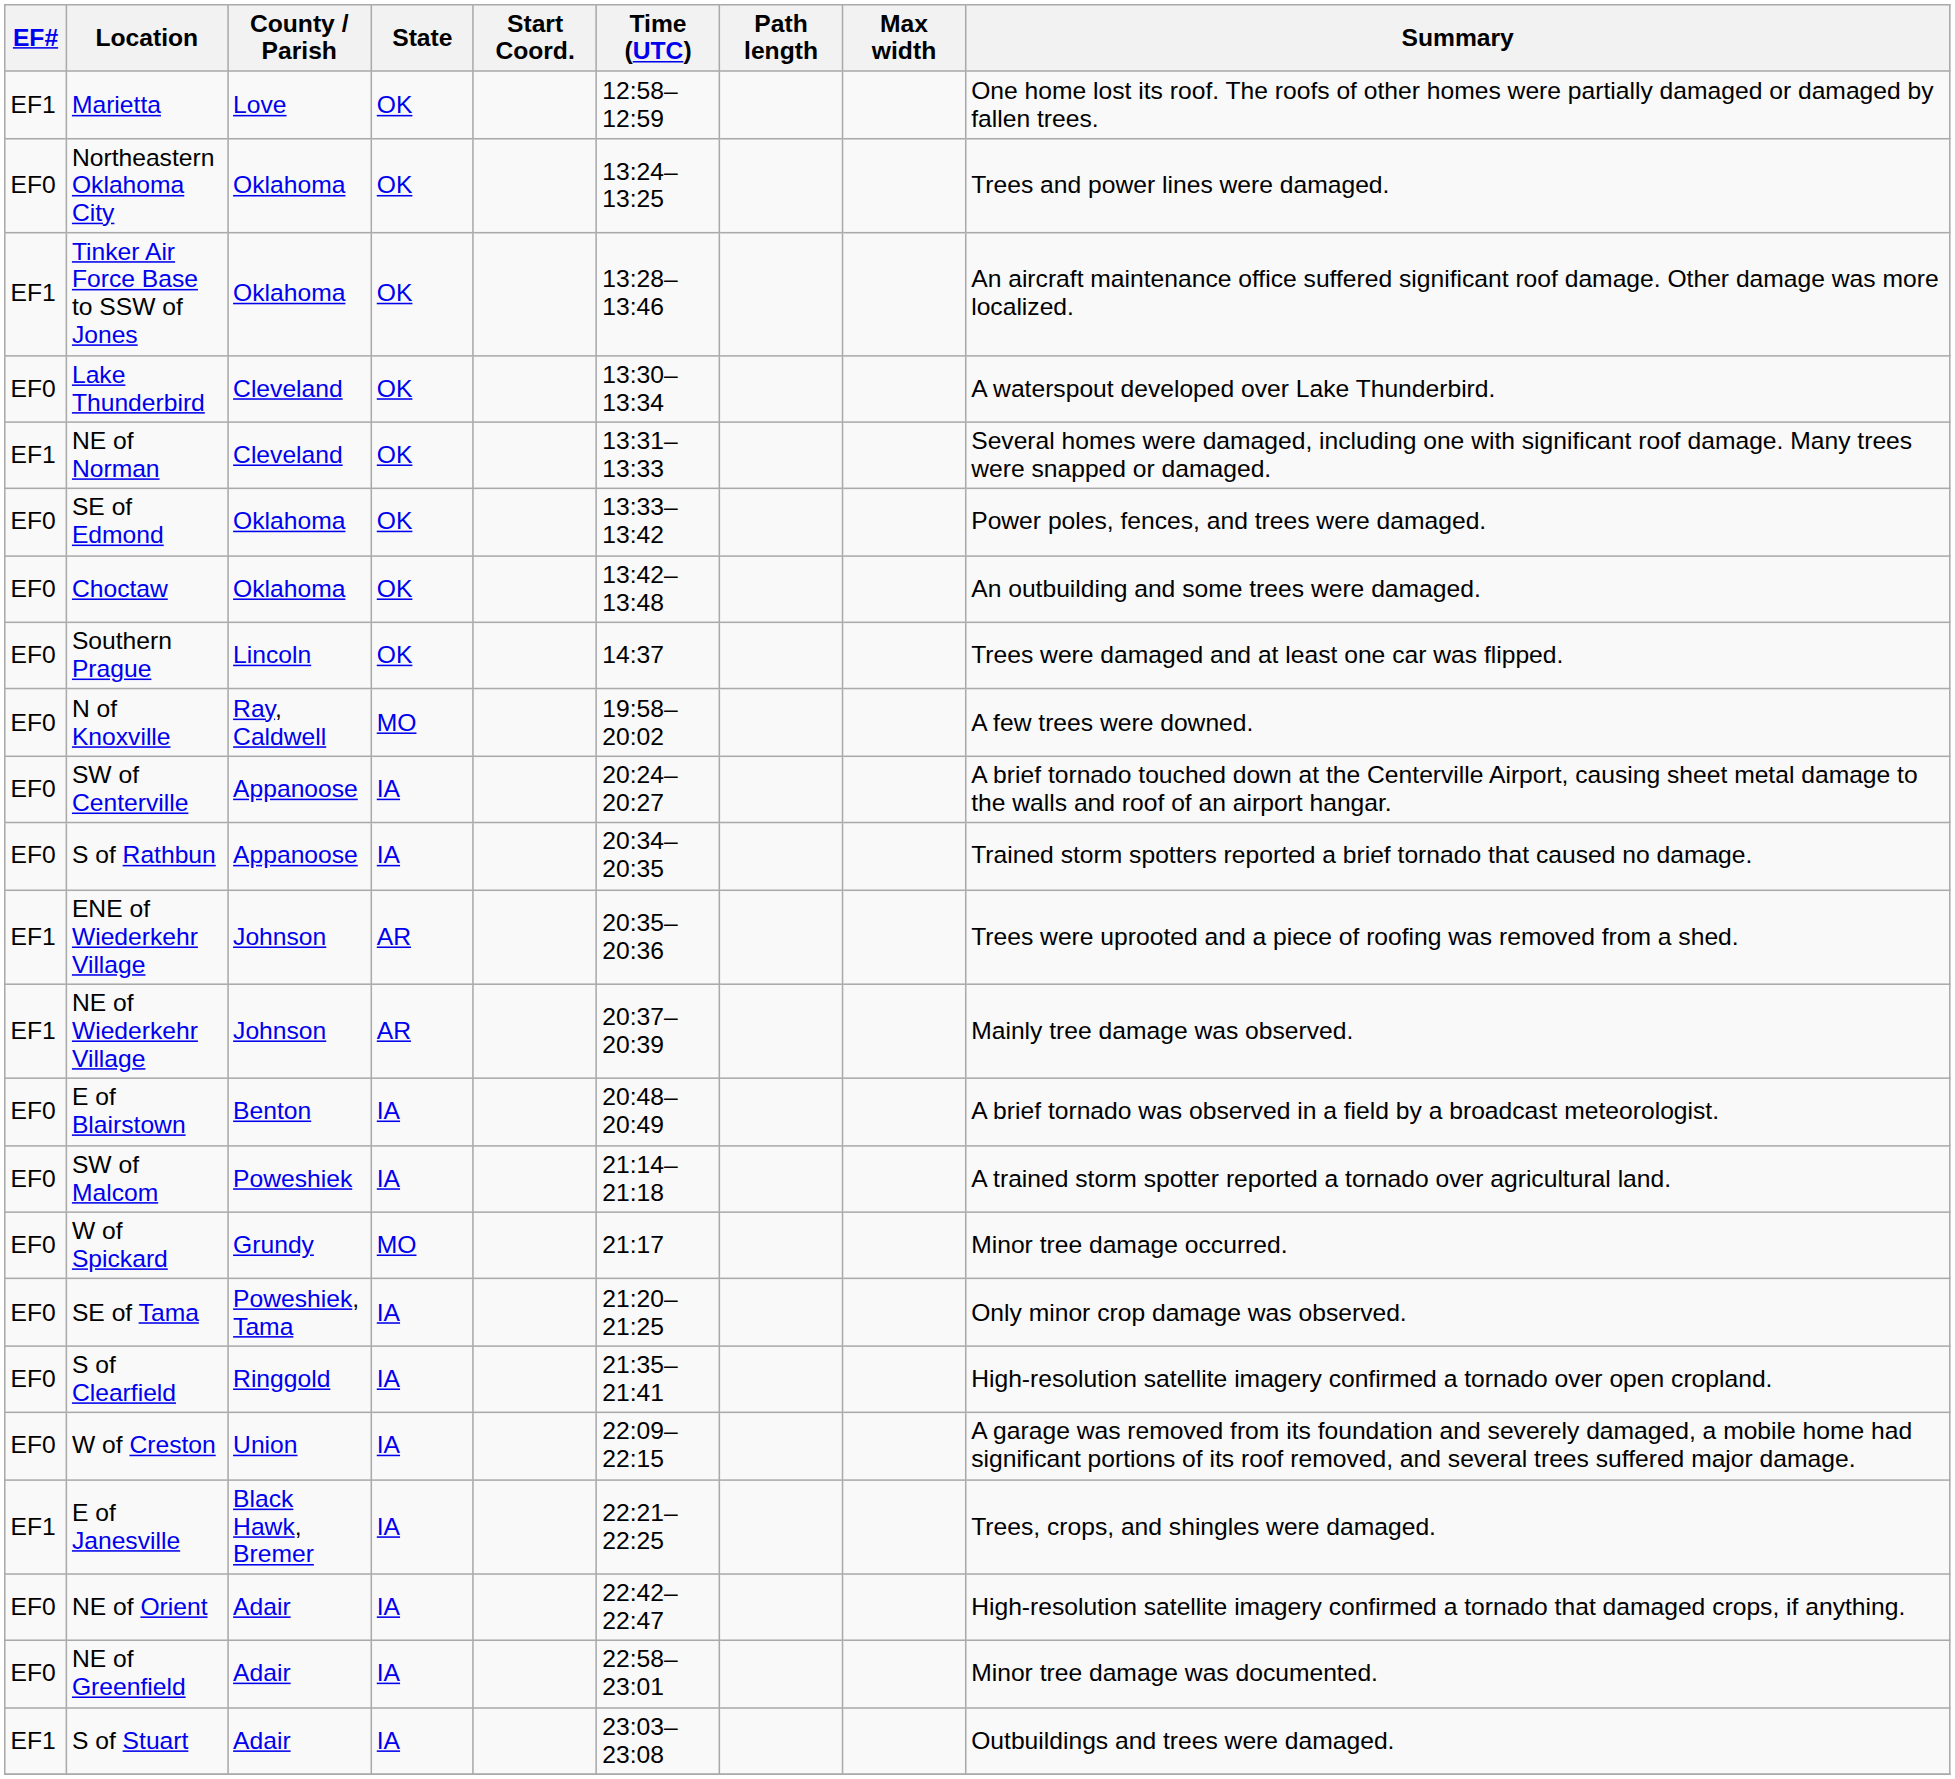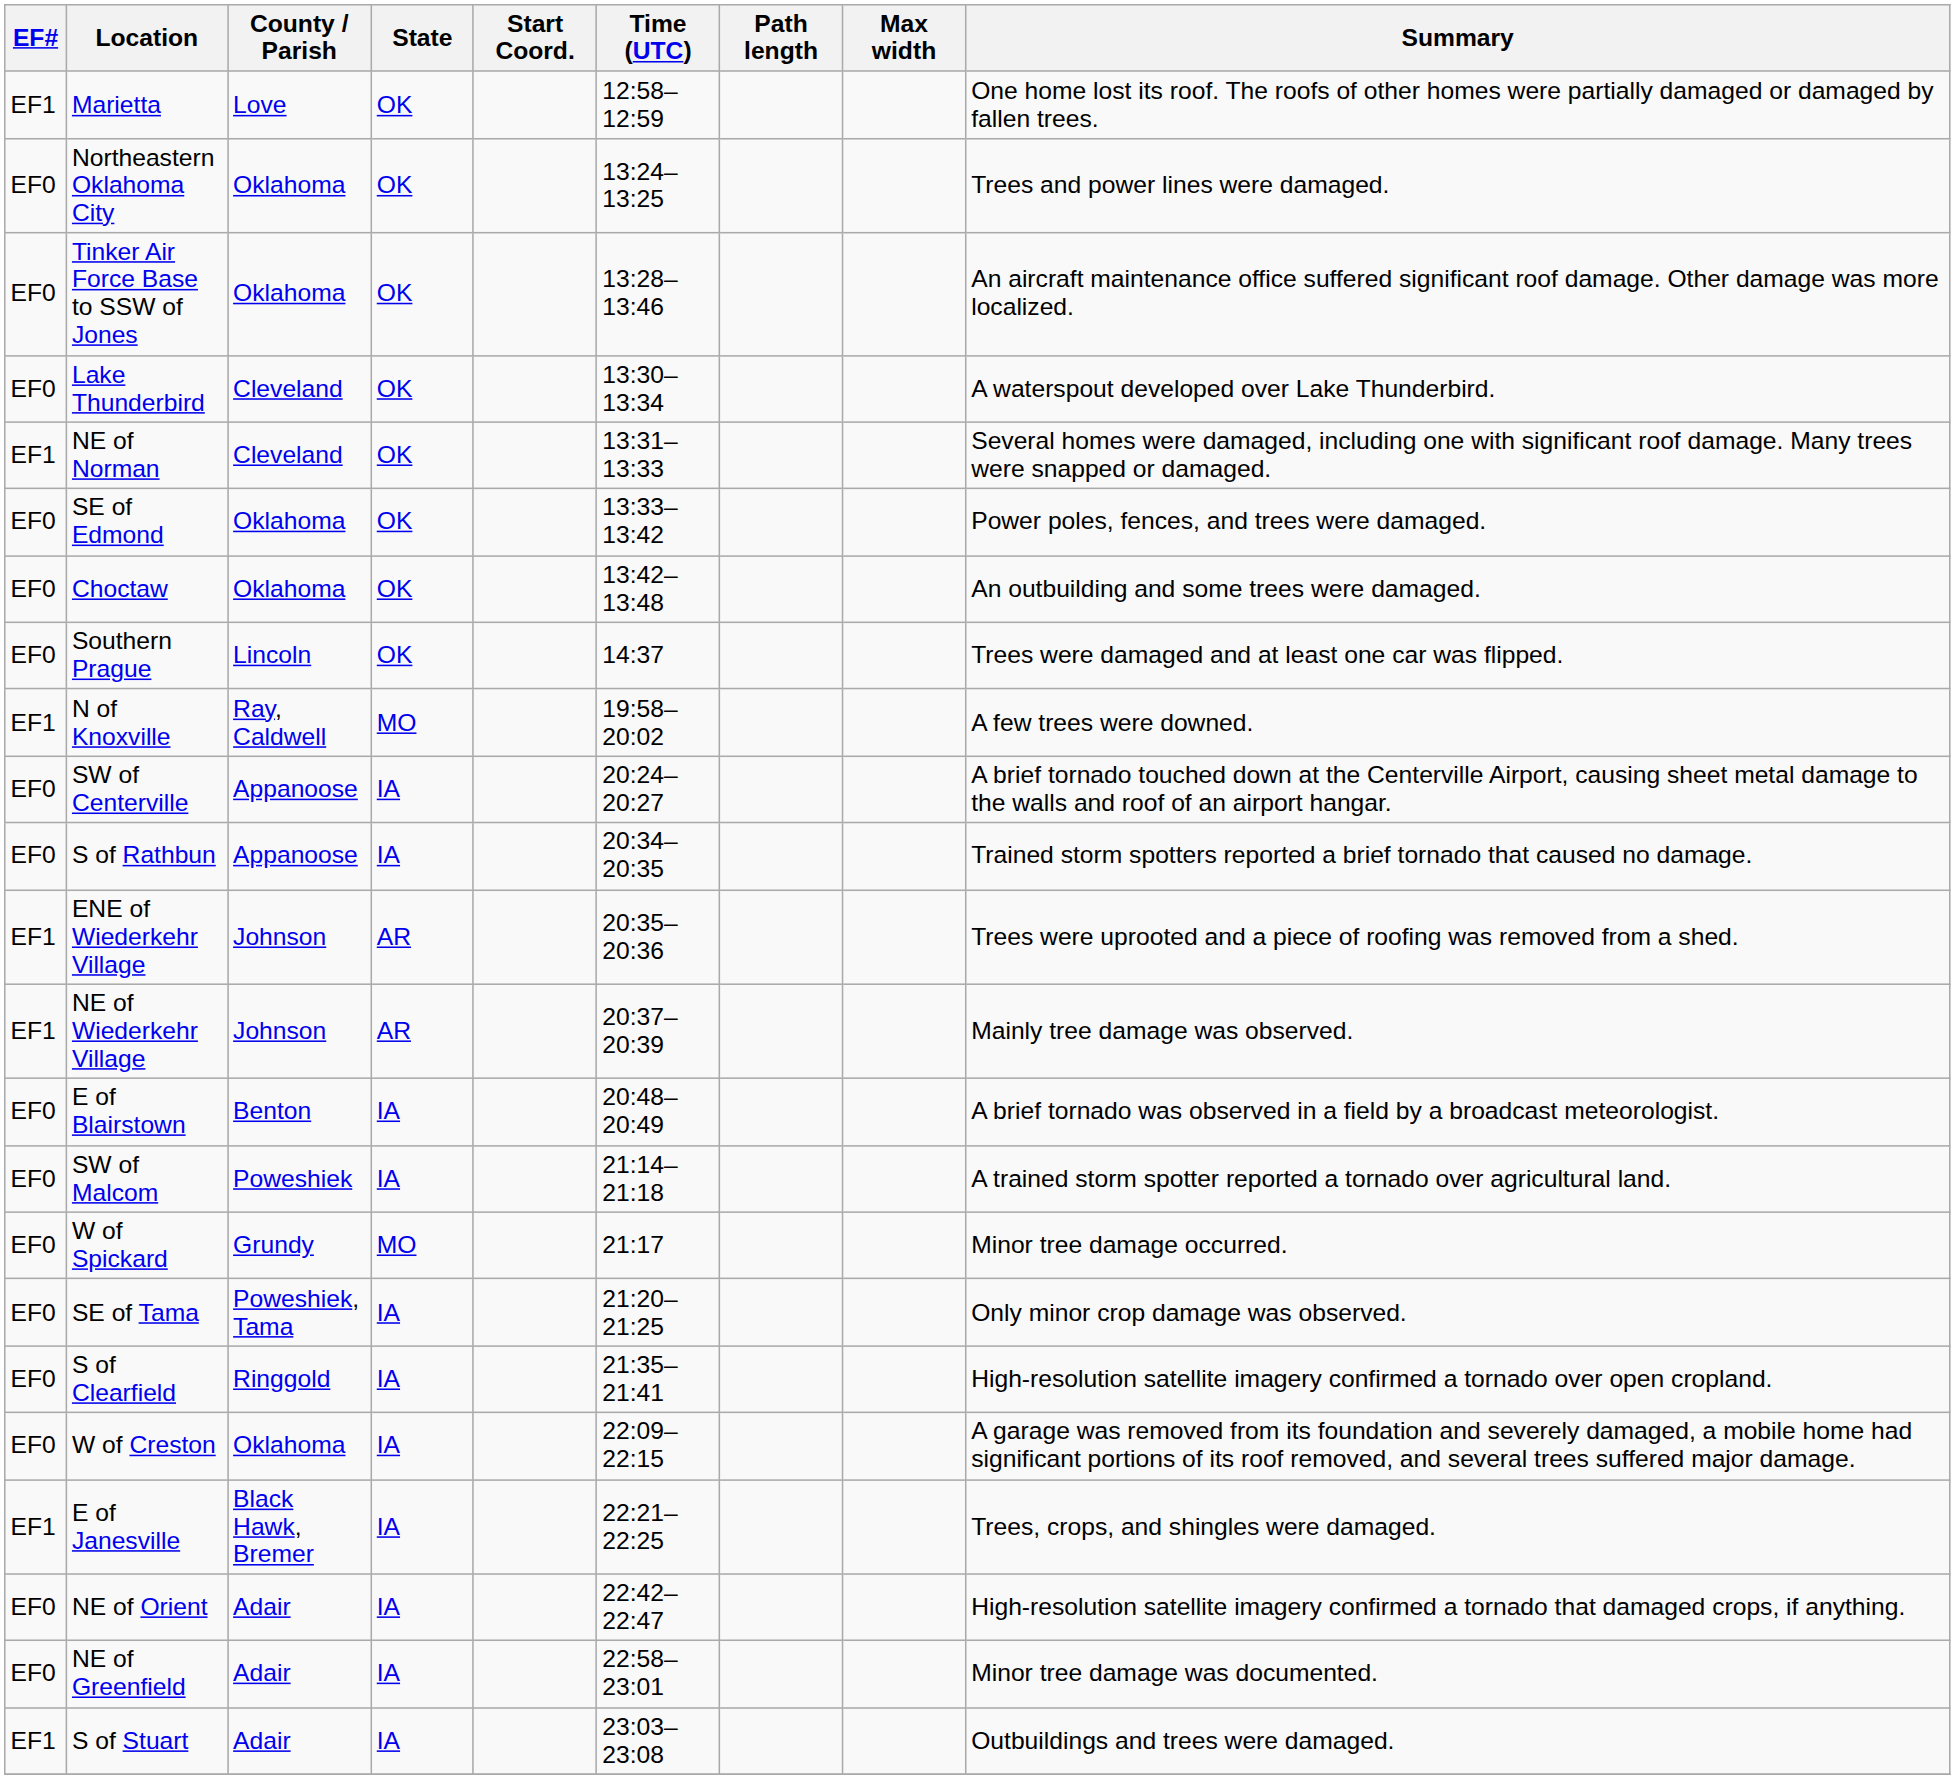(33, 293) EF1 -> (33, 293) EF0
(33, 722) EF0 -> (33, 722) EF1
(265, 1445) Union -> (289, 1445) Oklahoma
